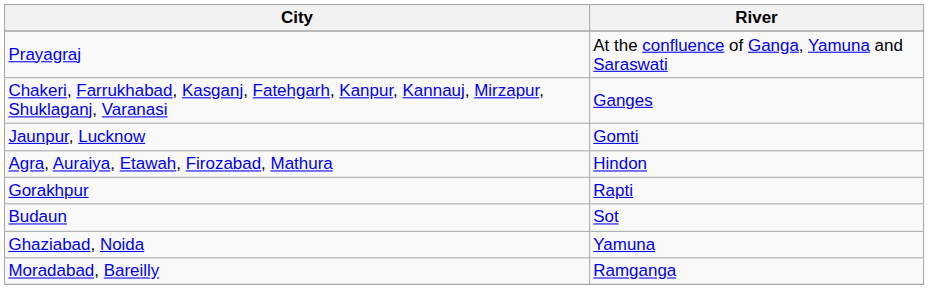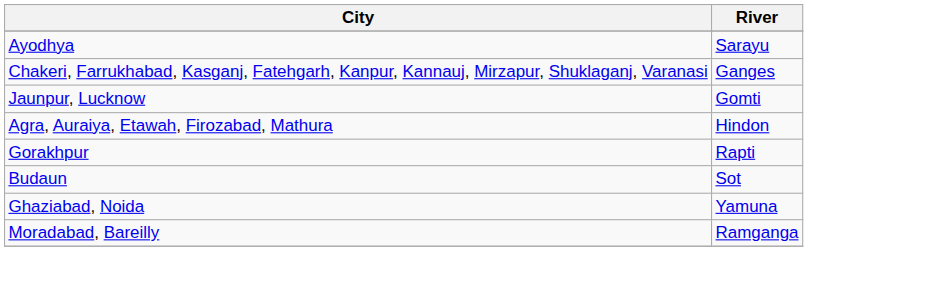- row: (45, 54)
+ row: (41, 44)
